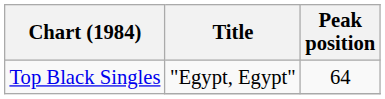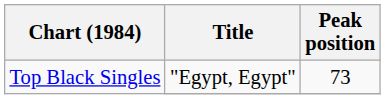(340, 76) 64 -> (340, 76) 73
